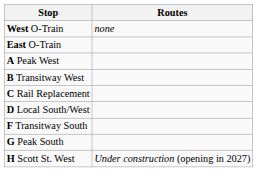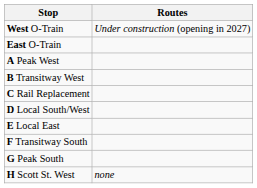(104, 28) none -> (172, 28) Under construction (opening in 2027)
+ row: (33, 126)
(172, 158) Under construction (opening in 2027) -> (104, 175) none
